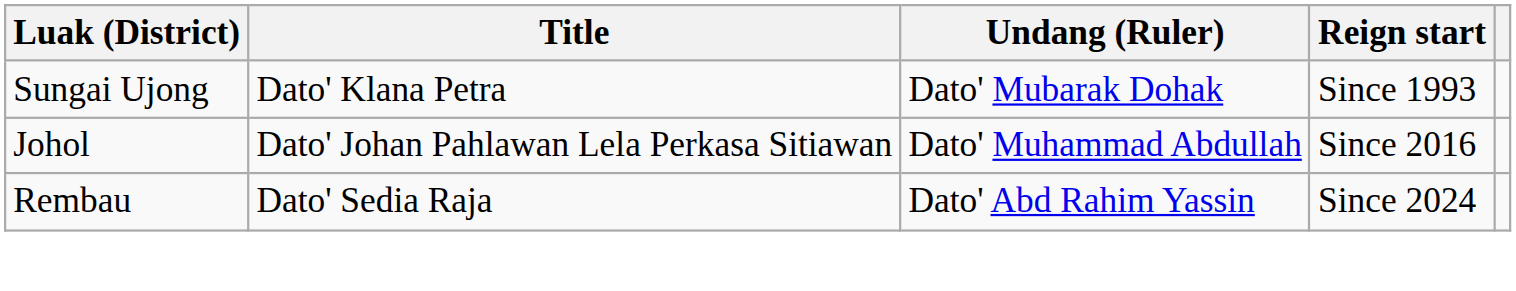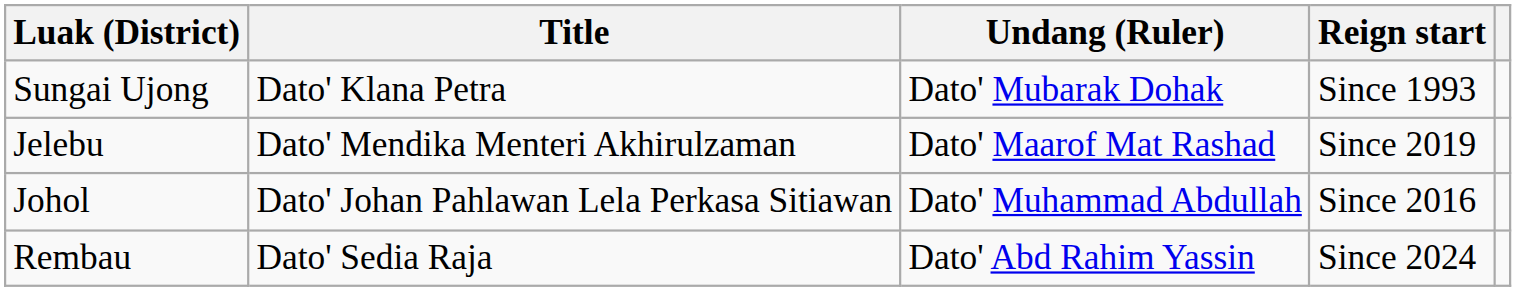+ row: (58, 144)
